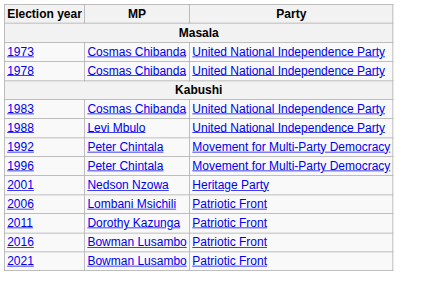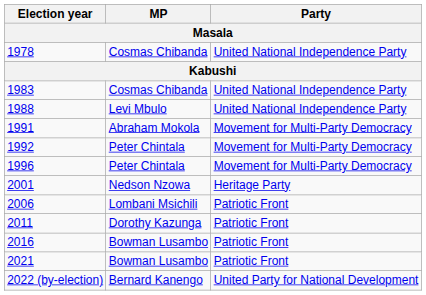- row: (20, 52)
+ row: (20, 128)
+ row: (55, 280)
